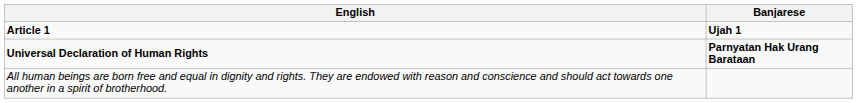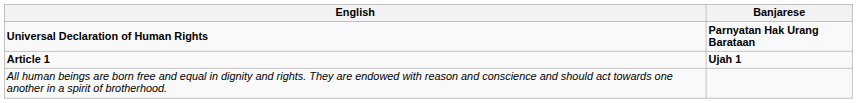rows swapped: (108, 53) <-> (28, 30)
